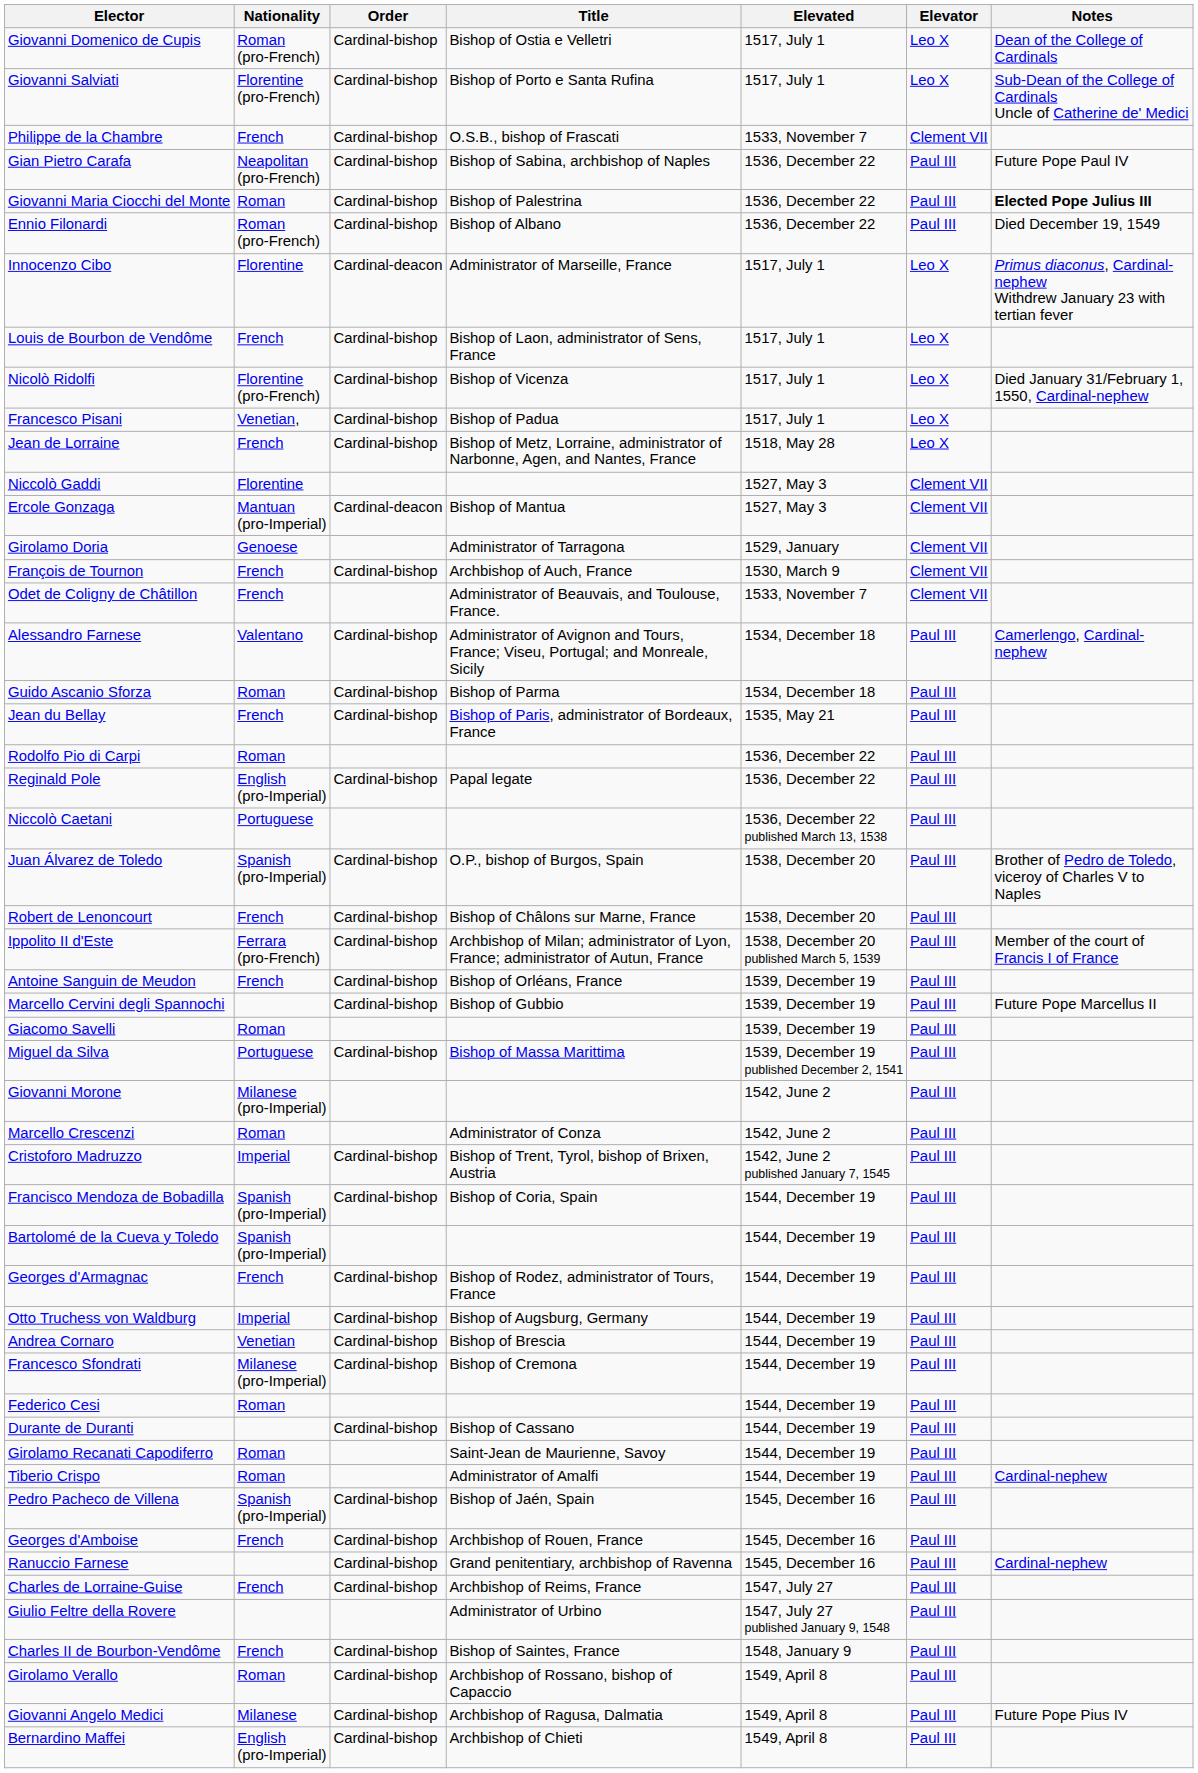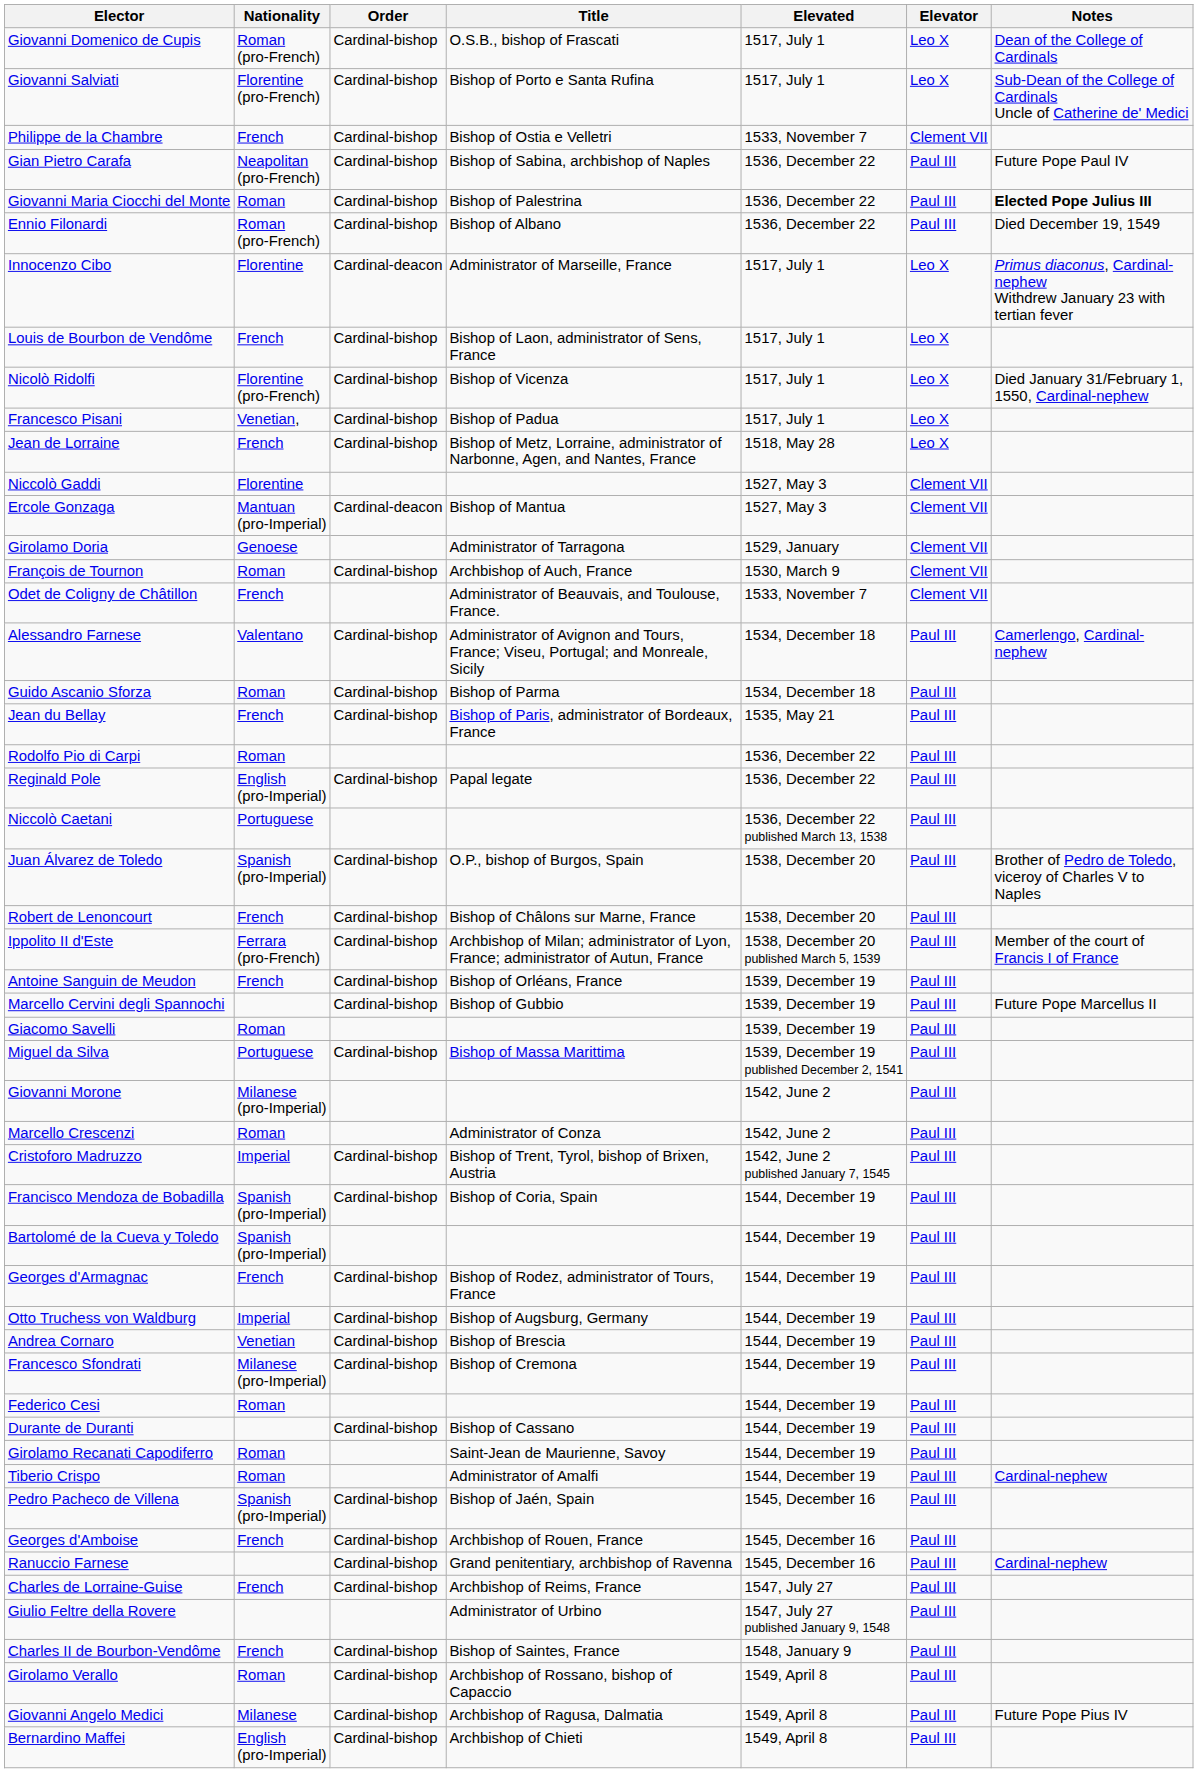(530, 39) Bishop of Ostia e Velletri -> (534, 39) O.S.B., bishop of Frascati
(534, 137) O.S.B., bishop of Frascati -> (530, 137) Bishop of Ostia e Velletri
(260, 571) French -> (261, 571) Roman
